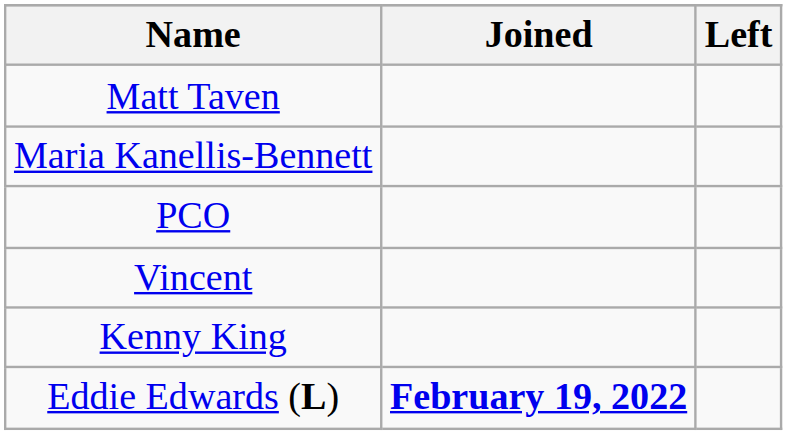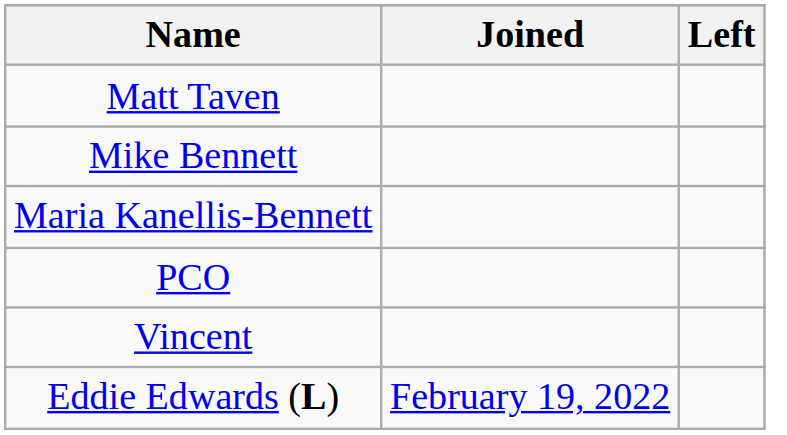+ row: (193, 155)
- row: (193, 336)
(539, 397) bold -> (530, 397) normal
